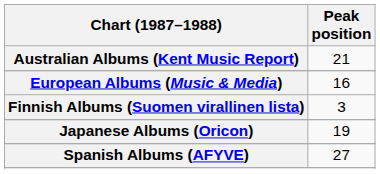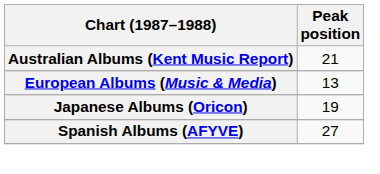(341, 82) 16 -> (330, 82) 13
- row: (156, 107)
